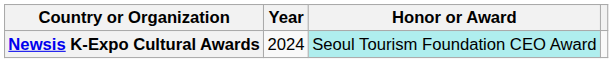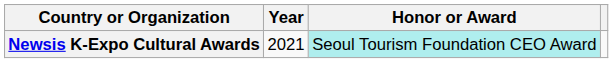(286, 44) 2024 -> (286, 44) 2021
